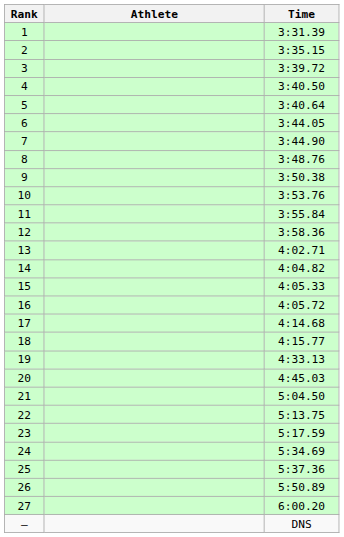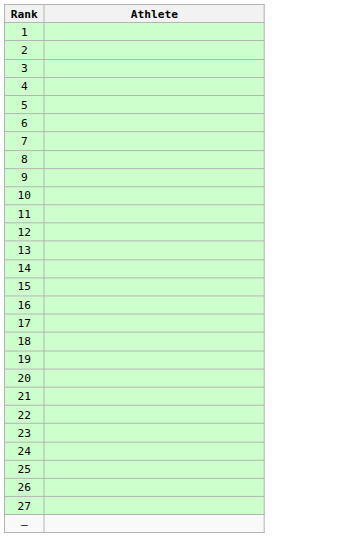- column: (302, 14)
